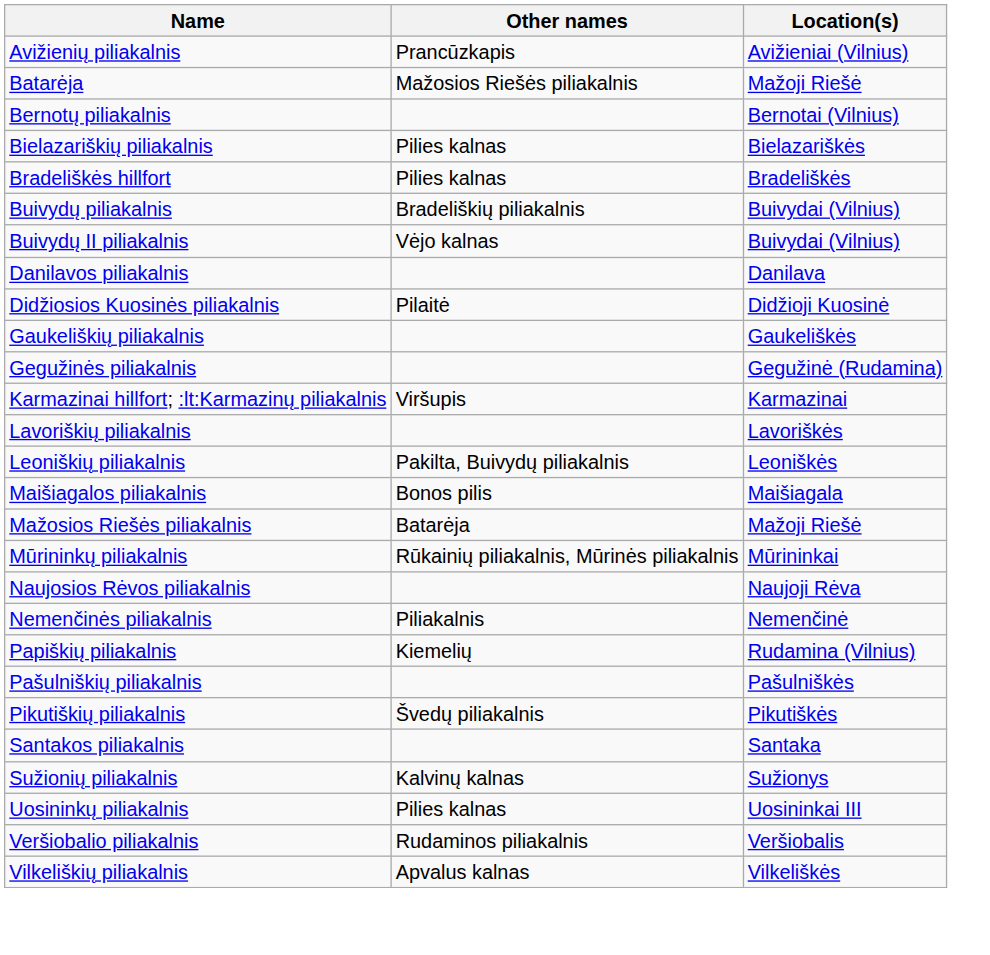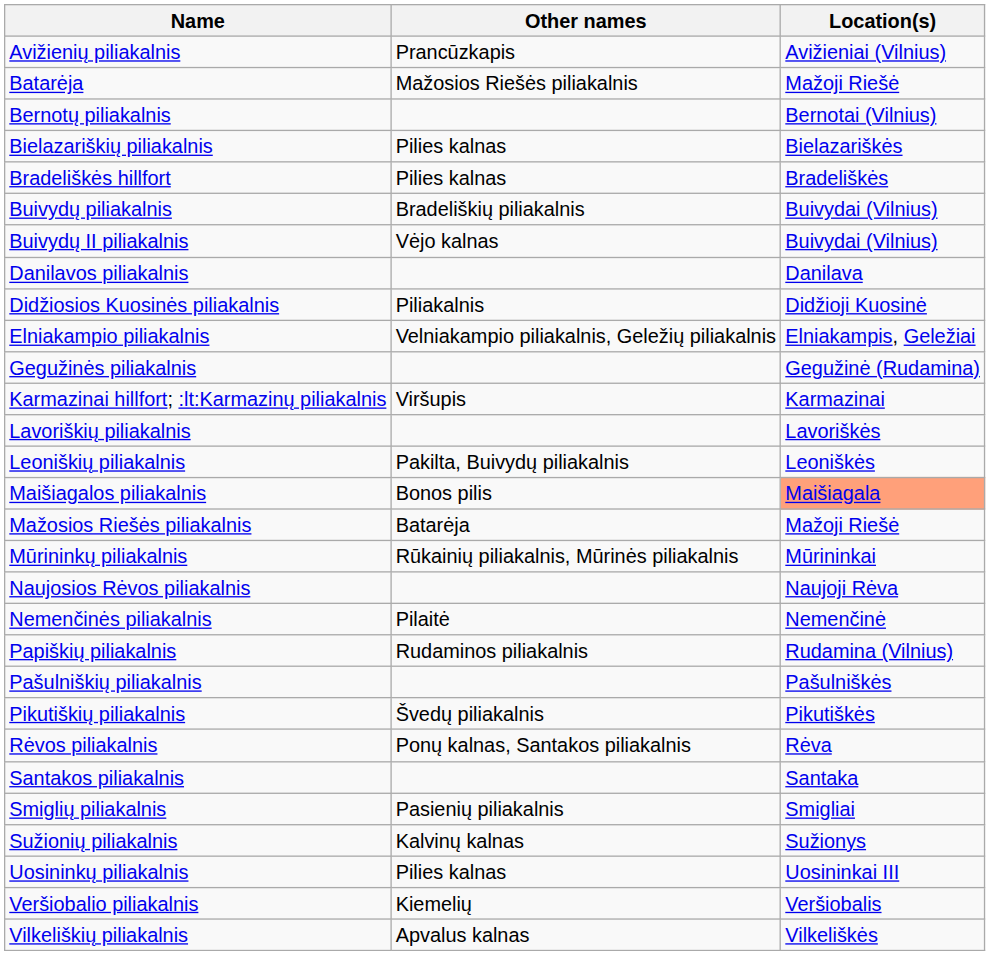(423, 304) Pilaitė -> (440, 304) Piliakalnis
+ row: (109, 336)
- row: (107, 336)
(795, 493) no background -> (833, 493) lightsalmon background
(440, 620) Piliakalnis -> (423, 620) Pilaitė
(434, 651) Kiemelių -> (492, 651) Rudaminos piliakalnis
+ row: (83, 746)
+ row: (88, 809)
(492, 840) Rudaminos piliakalnis -> (434, 903) Kiemelių
